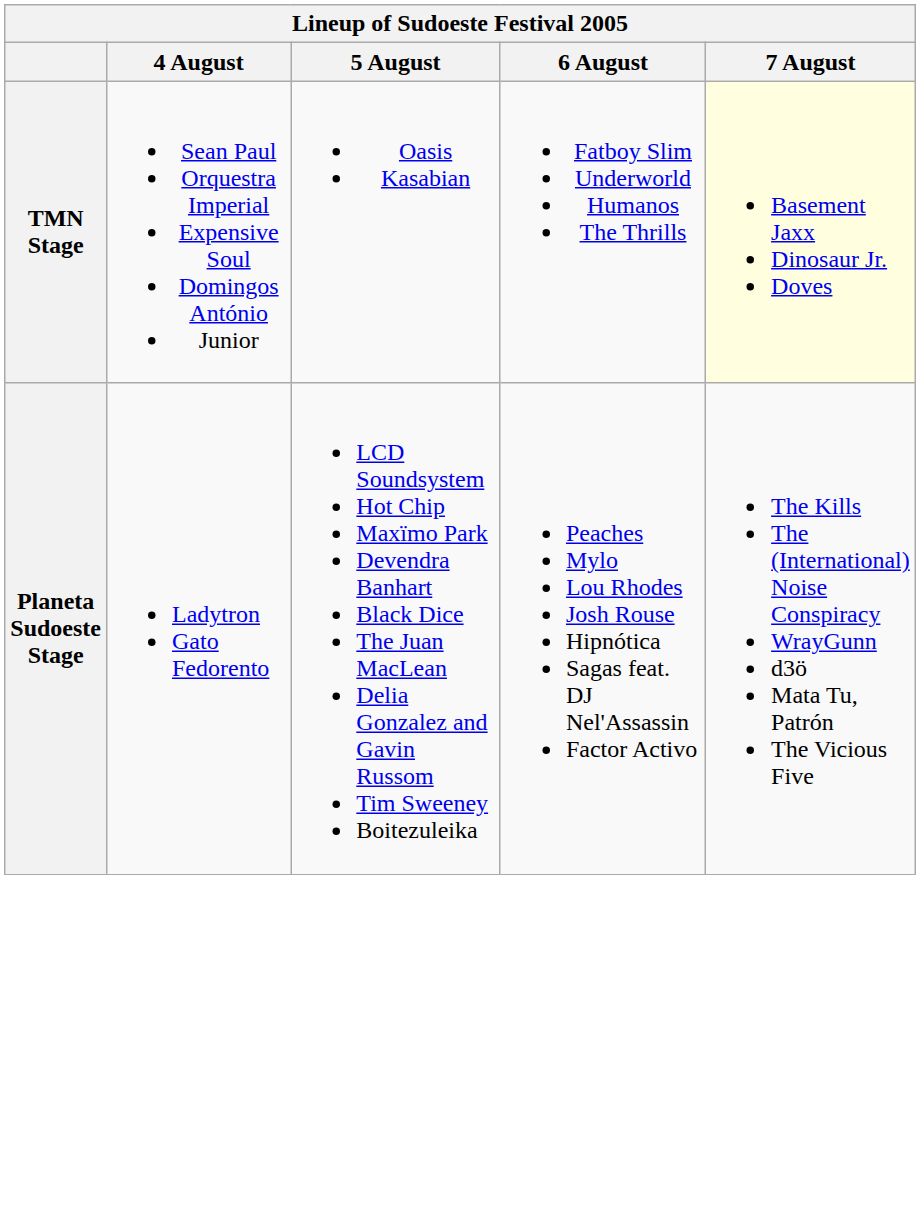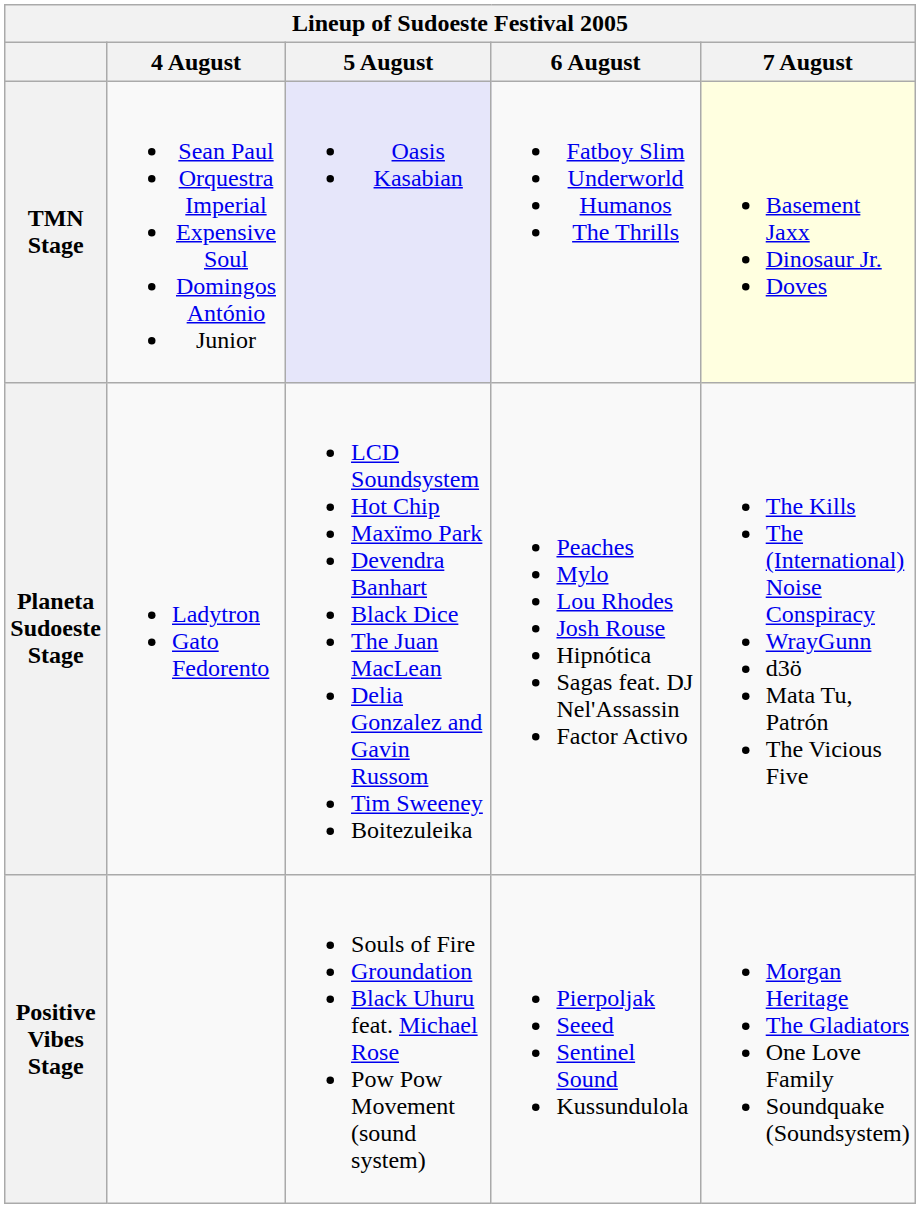(396, 164) no background -> (388, 164) lavender background
+ row: (56, 1038)
